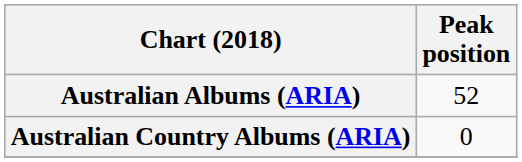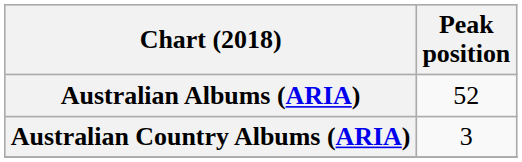(466, 136) 0 -> (466, 136) 3
